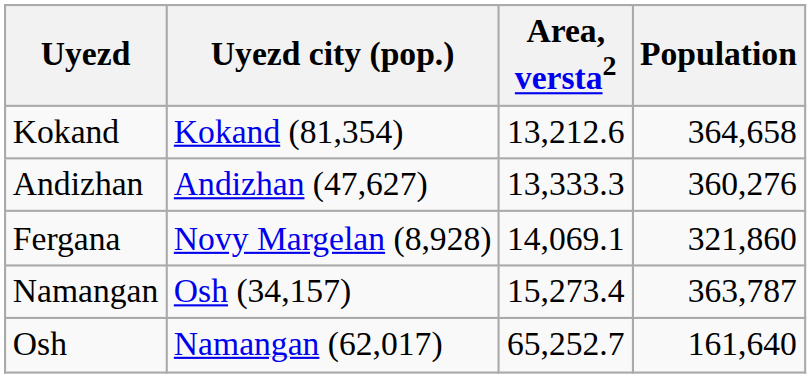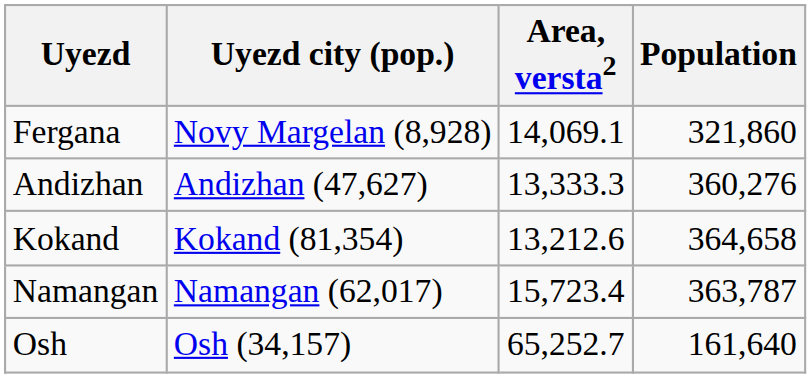rows swapped: (67, 237) <-> (66, 131)
(262, 291) Osh (34,157) -> (308, 291) Namangan (62,017)
(566, 291) 15,273.4 -> (566, 291) 15,723.4
(308, 344) Namangan (62,017) -> (262, 344) Osh (34,157)
